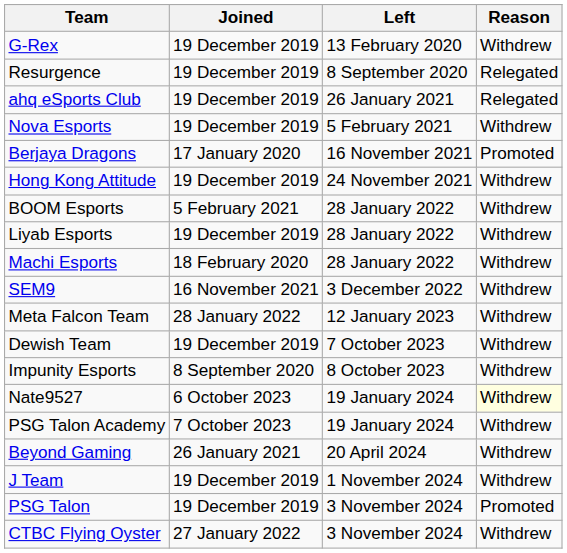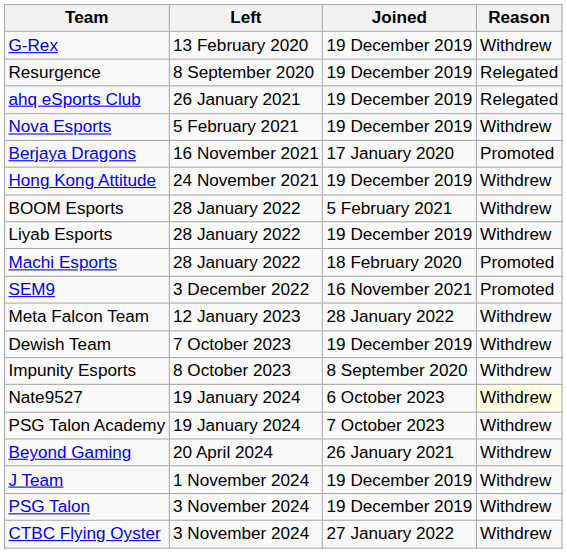columns swapped: (246, 18) <-> (399, 18)
(516, 262) Withdrew -> (517, 262) Promoted
(516, 289) Withdrew -> (517, 289) Promoted
(517, 506) Promoted -> (516, 506) Withdrew
